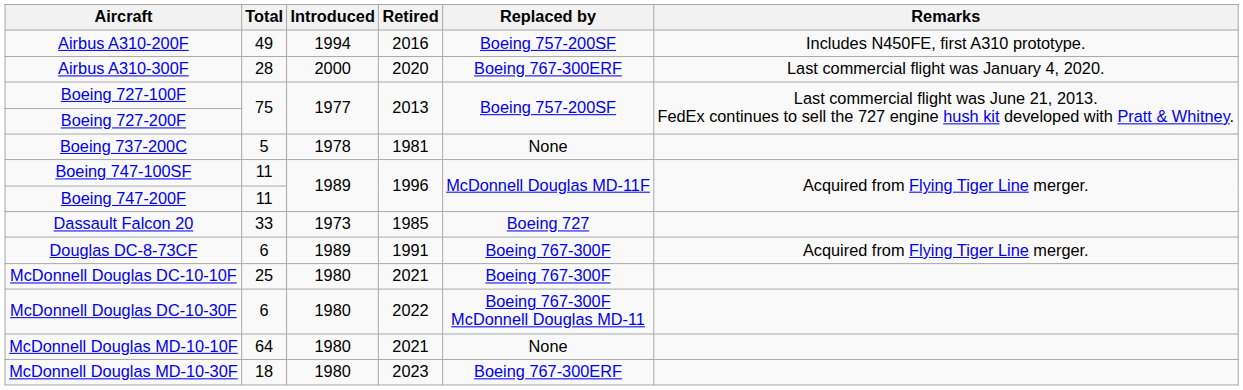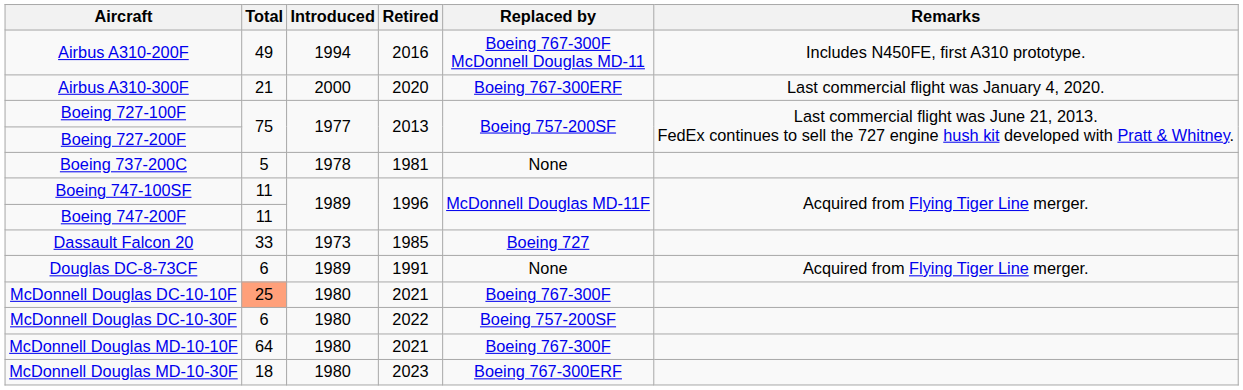(548, 43) Boeing 757-200SF -> (548, 52) Boeing 767-300F McDonnell Douglas MD-11
(264, 69) 28 -> (264, 87) 21
(548, 250) Boeing 767-300F -> (548, 268) None
(264, 276) no background -> (264, 294) lightsalmon background
(548, 311) Boeing 767-300F McDonnell Douglas MD-11 -> (548, 320) Boeing 757-200SF
(548, 346) None -> (548, 346) Boeing 767-300F
